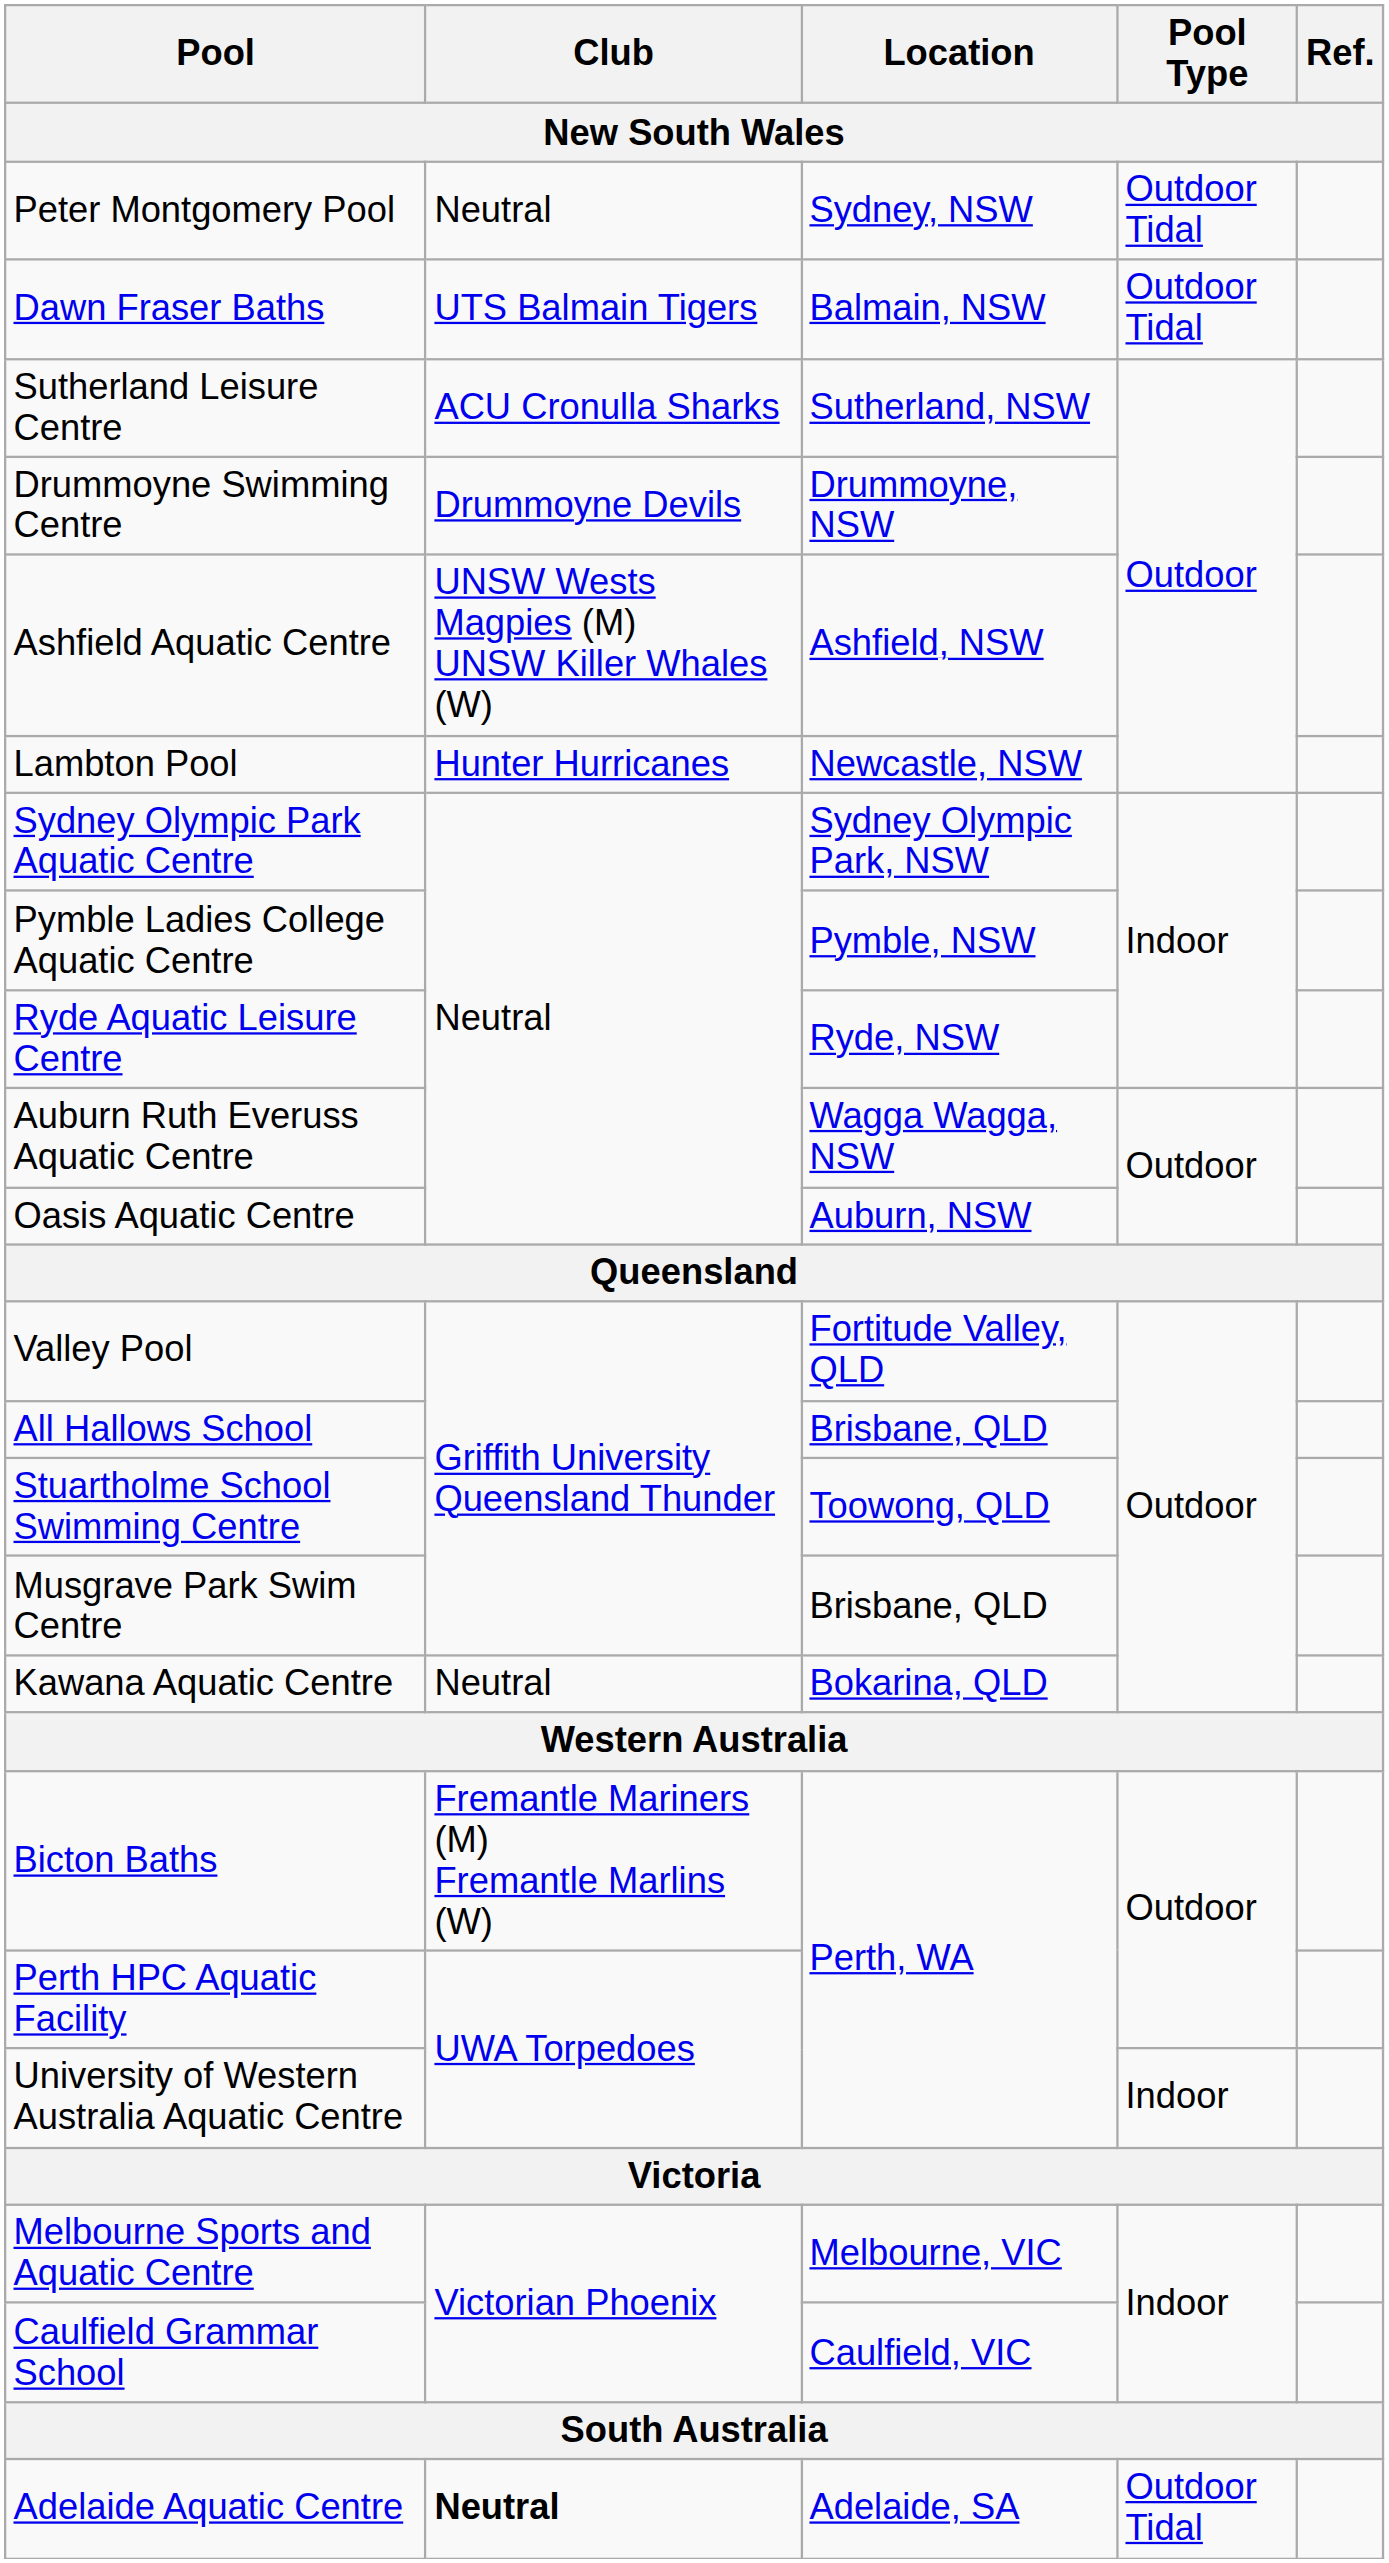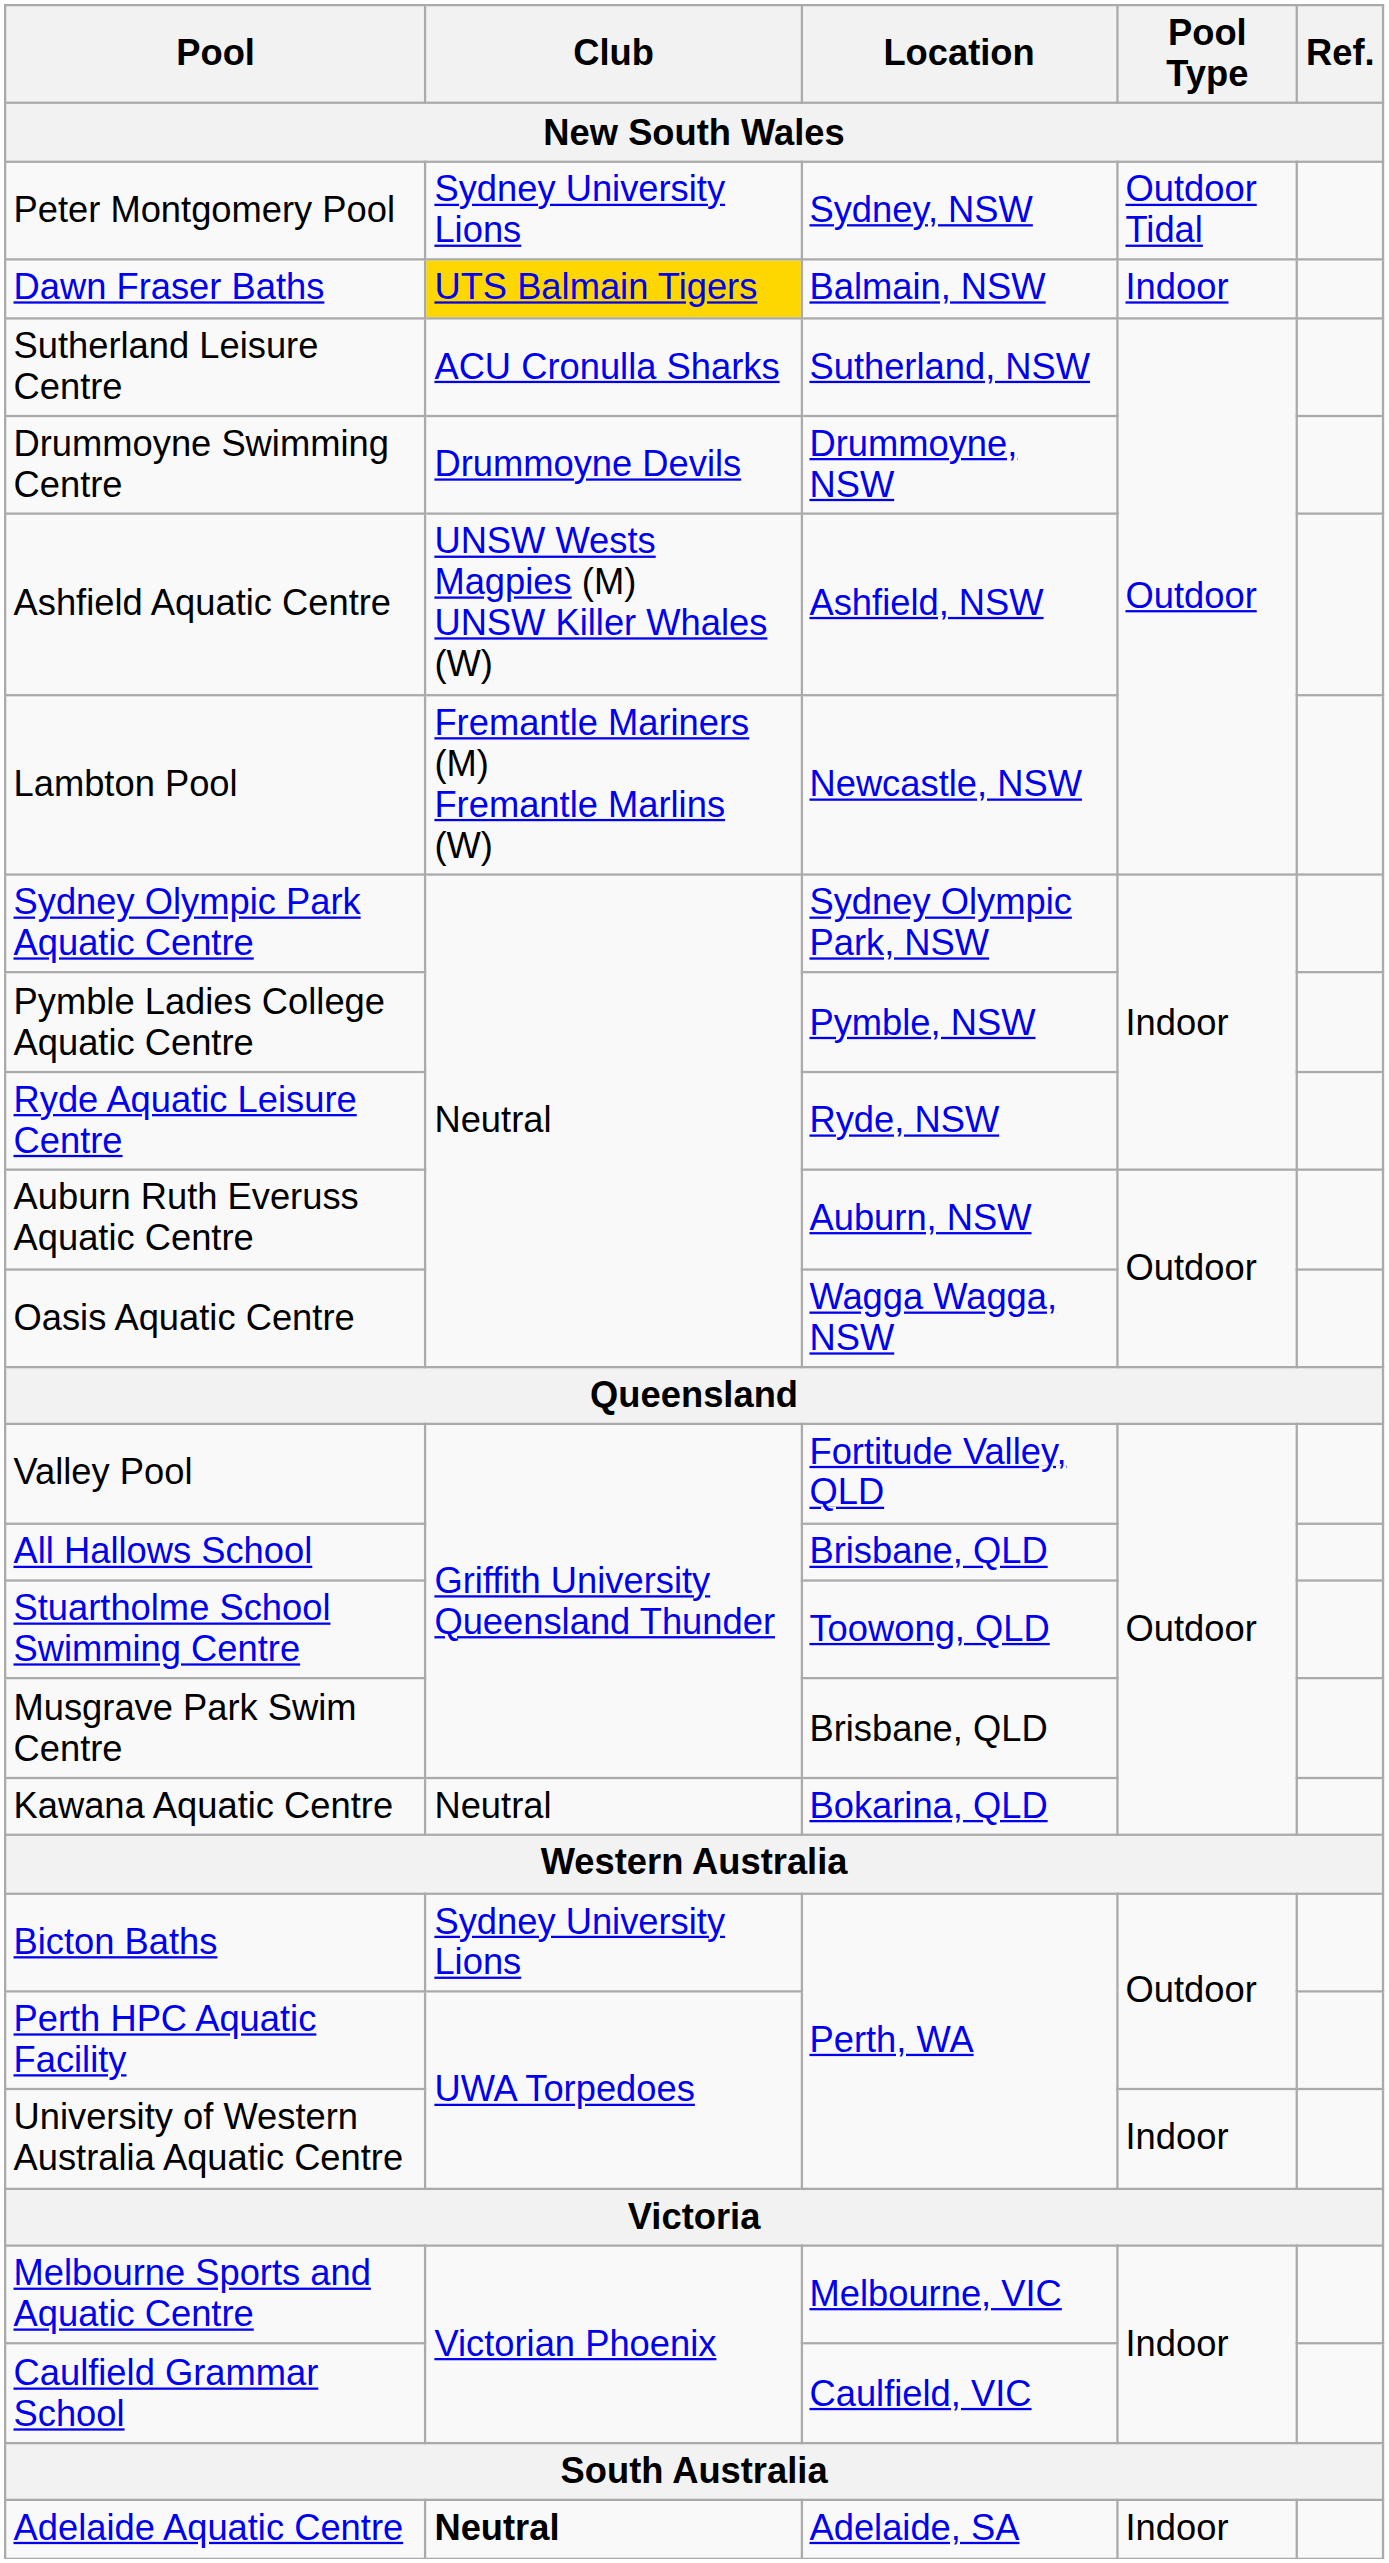(493, 209) Neutral -> (580, 209) Sydney University Lions
(596, 308) no background -> (596, 287) gold background
(1191, 308) Outdoor Tidal -> (1177, 287) Indoor
(582, 763) Hunter Hurricanes -> (592, 783) Fremantle Mariners (M) Fremantle Marlins (W)
(933, 1136) Wagga Wagga, NSW -> (920, 1218) Auburn, NSW
(920, 1214) Auburn, NSW -> (933, 1316) Wagga Wagga, NSW
(592, 1859) Fremantle Mariners (M) Fremantle Marlins (W) -> (580, 1941) Sydney University Lions
(1191, 2507) Outdoor Tidal -> (1177, 2528) Indoor
